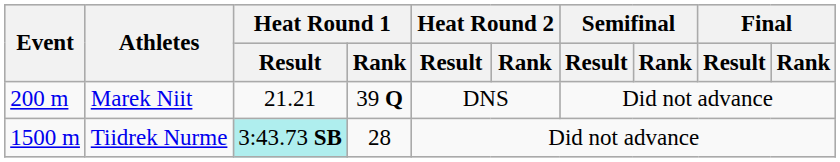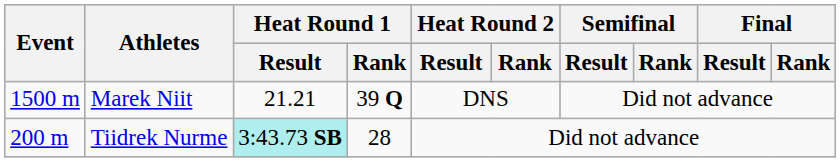(39, 99) 200 m -> (45, 99) 1500 m
(45, 137) 1500 m -> (39, 137) 200 m
